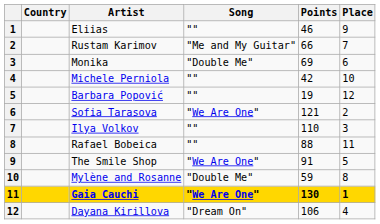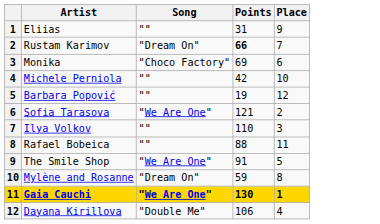- column: (45, 13)
(307, 29) 46 -> (241, 29) 31
(241, 46) "Me and My Guitar" -> (169, 46) "Dream On"
(307, 46) normal -> (241, 46) bold
(220, 62) "Double Me" -> (184, 62) "Choco Factory"
(220, 178) "Double Me" -> (169, 178) "Dream On"
(217, 211) "Dream On" -> (172, 211) "Double Me"
